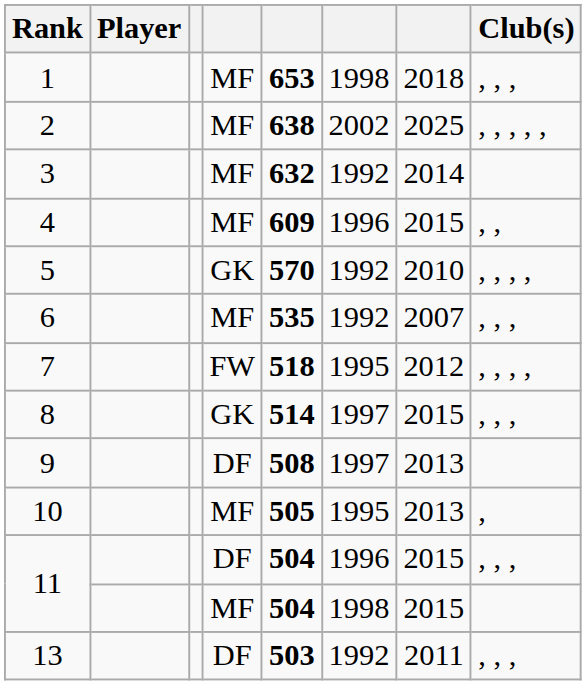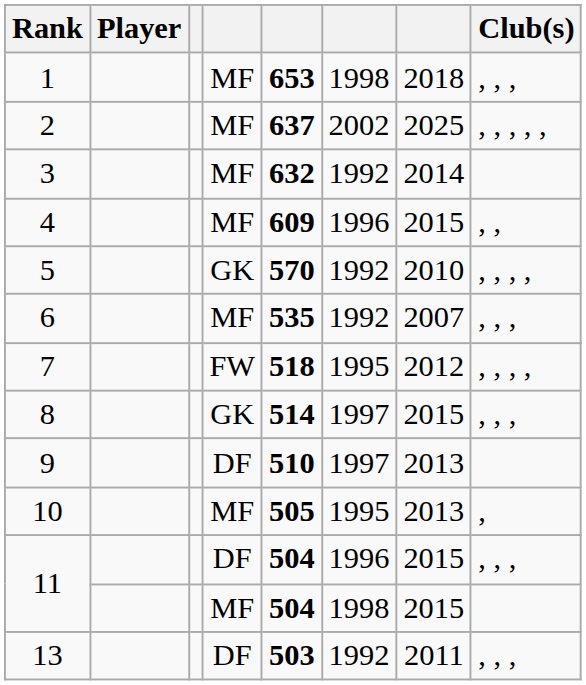(292, 125) 638 -> (292, 125) 637
(292, 462) 508 -> (292, 462) 510
